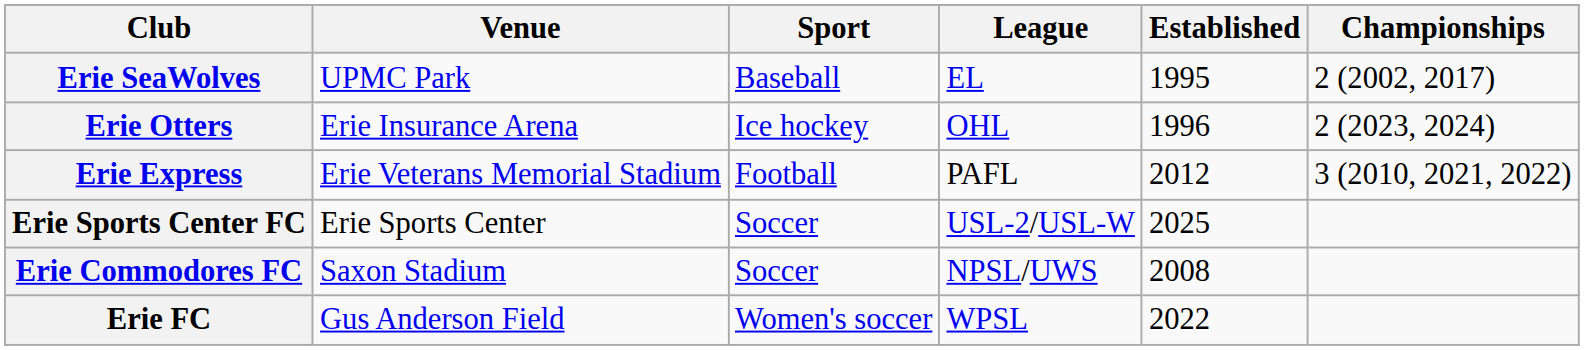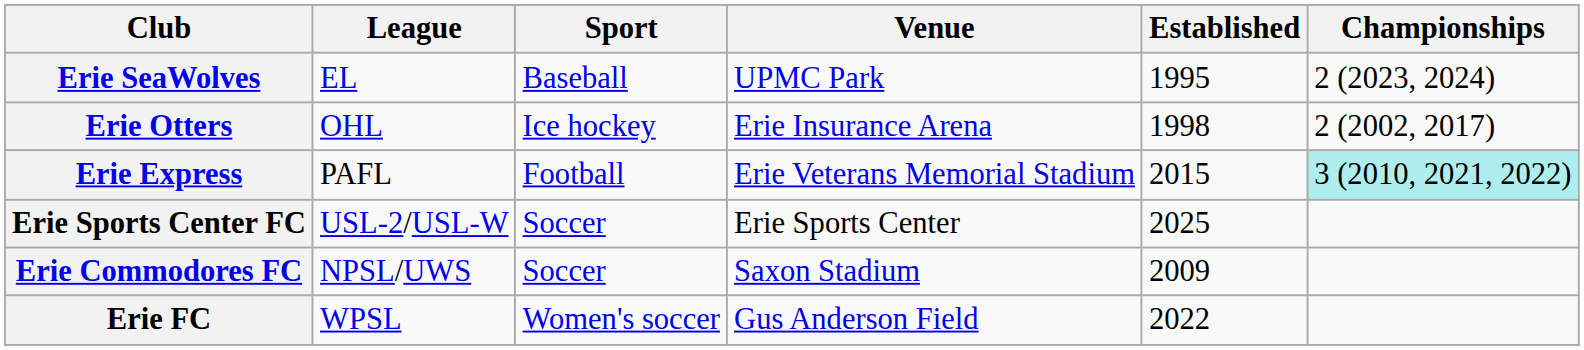columns swapped: (1041, 28) <-> (520, 28)
(1405, 77) 2 (2002, 2017) -> (1405, 77) 2 (2023, 2024)
(1180, 125) 1996 -> (1180, 125) 1998
(1405, 125) 2 (2023, 2024) -> (1405, 125) 2 (2002, 2017)
(1180, 174) 2012 -> (1180, 174) 2015
(1443, 174) no background -> (1443, 174) paleturquoise background
(1180, 271) 2008 -> (1180, 271) 2009
